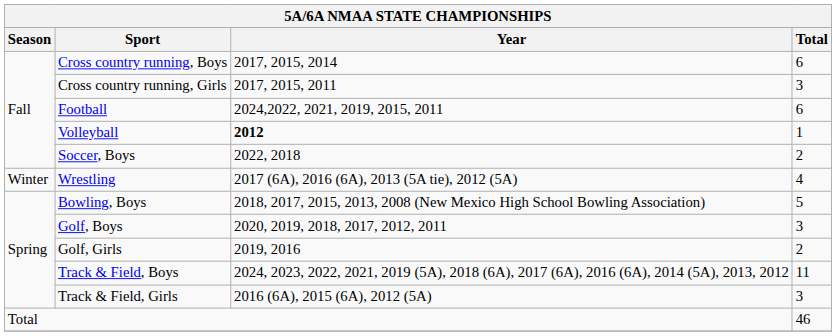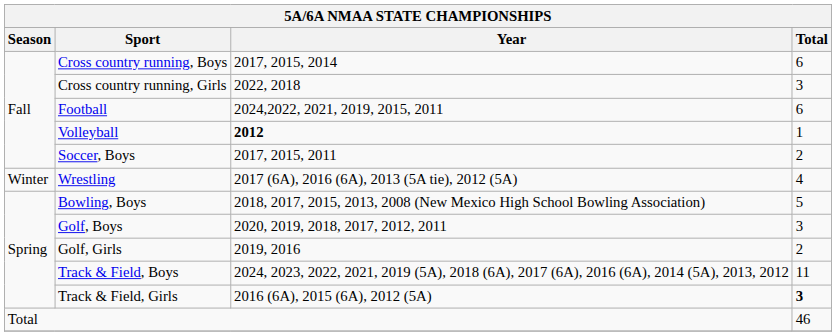(285, 86) 2017, 2015, 2011 -> (267, 86) 2022, 2018
(267, 156) 2022, 2018 -> (285, 156) 2017, 2015, 2011
(799, 296) normal -> (799, 296) bold
